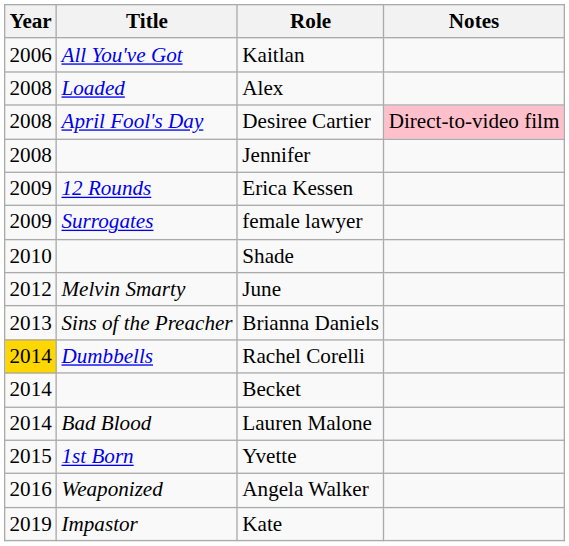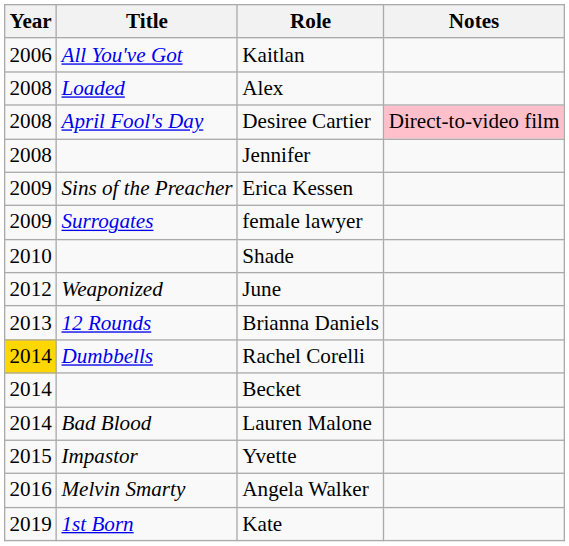(106, 188) 12 Rounds -> (147, 188) Sins of the Preacher
(123, 289) Melvin Smarty -> (112, 289) Weaponized
(147, 322) Sins of the Preacher -> (106, 322) 12 Rounds
(98, 456) 1st Born -> (100, 456) Impastor
(112, 490) Weaponized -> (123, 490) Melvin Smarty
(100, 523) Impastor -> (98, 523) 1st Born
